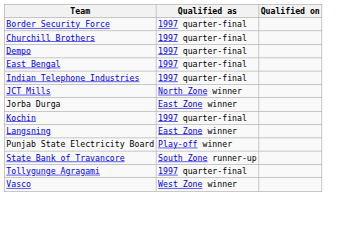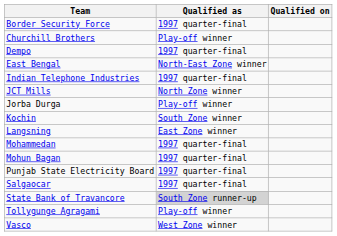(202, 38) 1997 quarter-final -> (195, 38) Play-off winner
(202, 64) 1997 quarter-final -> (212, 64) North-East Zone winner
(198, 104) East Zone winner -> (195, 104) Play-off winner
(202, 118) 1997 quarter-final -> (200, 118) South Zone winner
+ row: (31, 144)
+ row: (33, 158)
(195, 144) Play-off winner -> (202, 171) 1997 quarter-final
+ row: (28, 185)
(207, 158) no background -> (207, 198) lightgrey background
(202, 171) 1997 quarter-final -> (195, 211) Play-off winner
